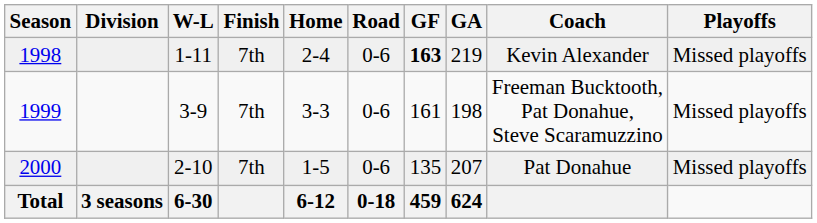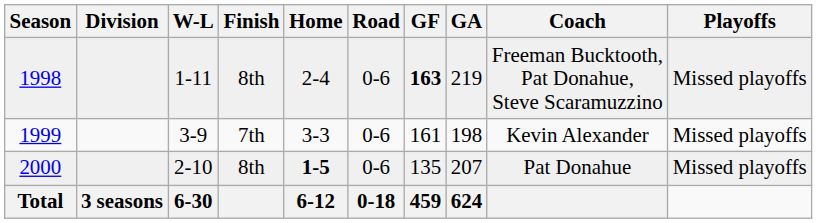(251, 54) 7th -> (251, 77) 8th
(577, 54) Kevin Alexander -> (577, 77) Freeman Bucktooth, Pat Donahue, Steve Scaramuzzino
(577, 111) Freeman Bucktooth, Pat Donahue, Steve Scaramuzzino -> (577, 134) Kevin Alexander
(251, 168) 7th -> (251, 168) 8th
(316, 168) normal -> (316, 168) bold
